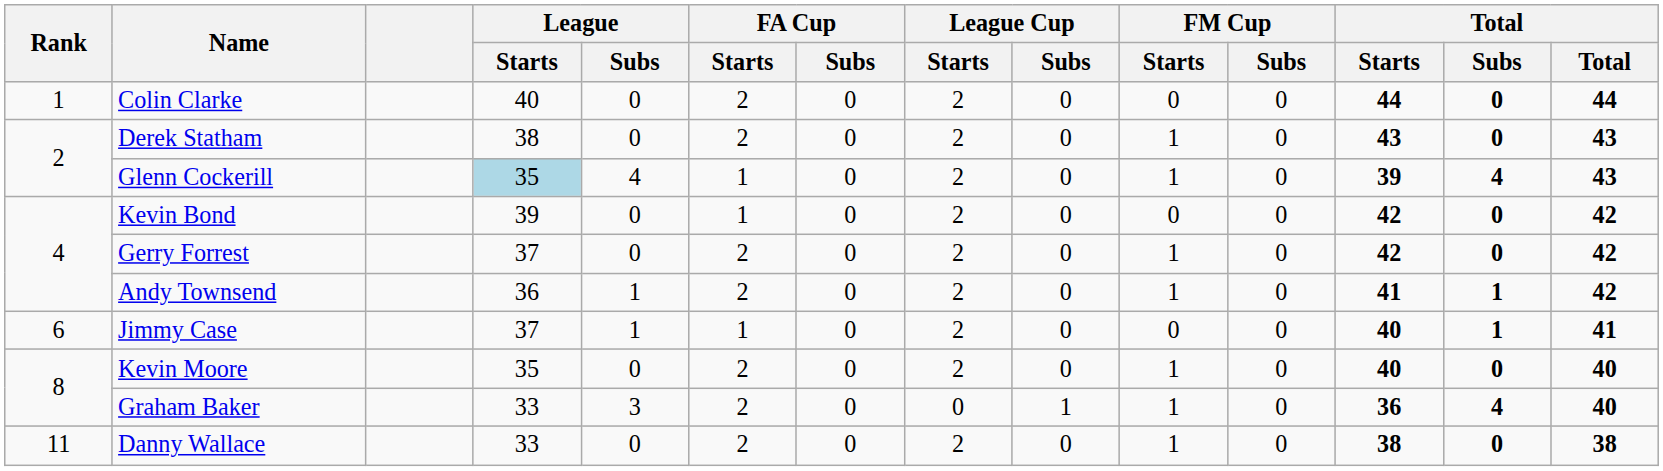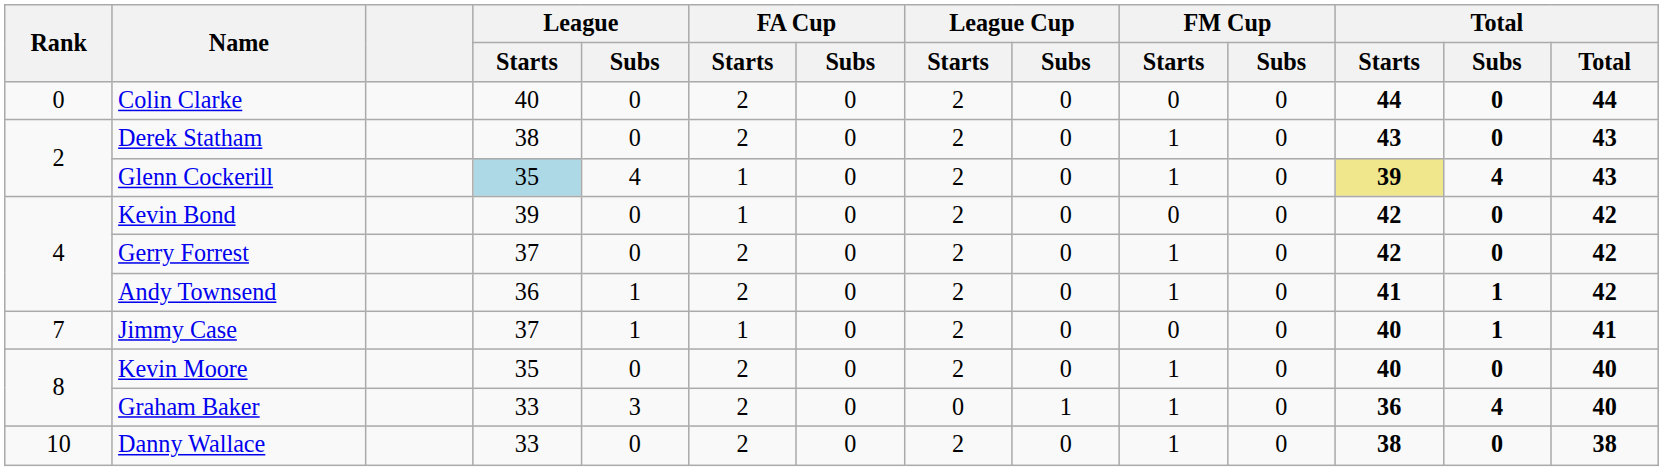(59, 100) 1 -> (59, 100) 0
(1389, 176) no background -> (1389, 176) khaki background
(59, 330) 6 -> (59, 330) 7
(59, 445) 11 -> (59, 445) 10
